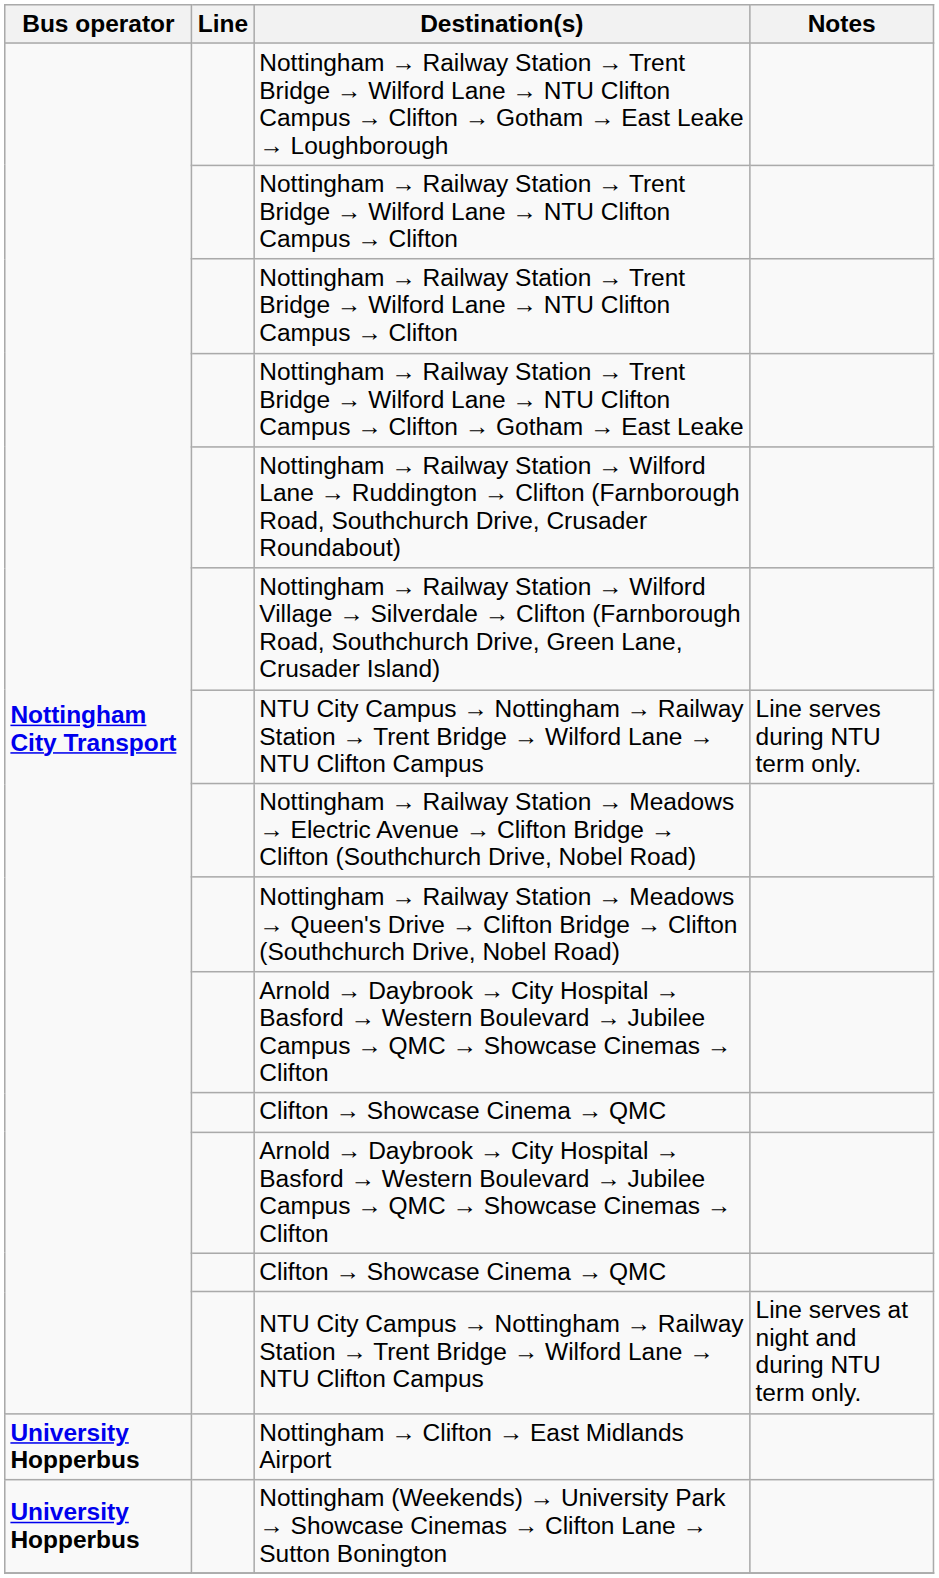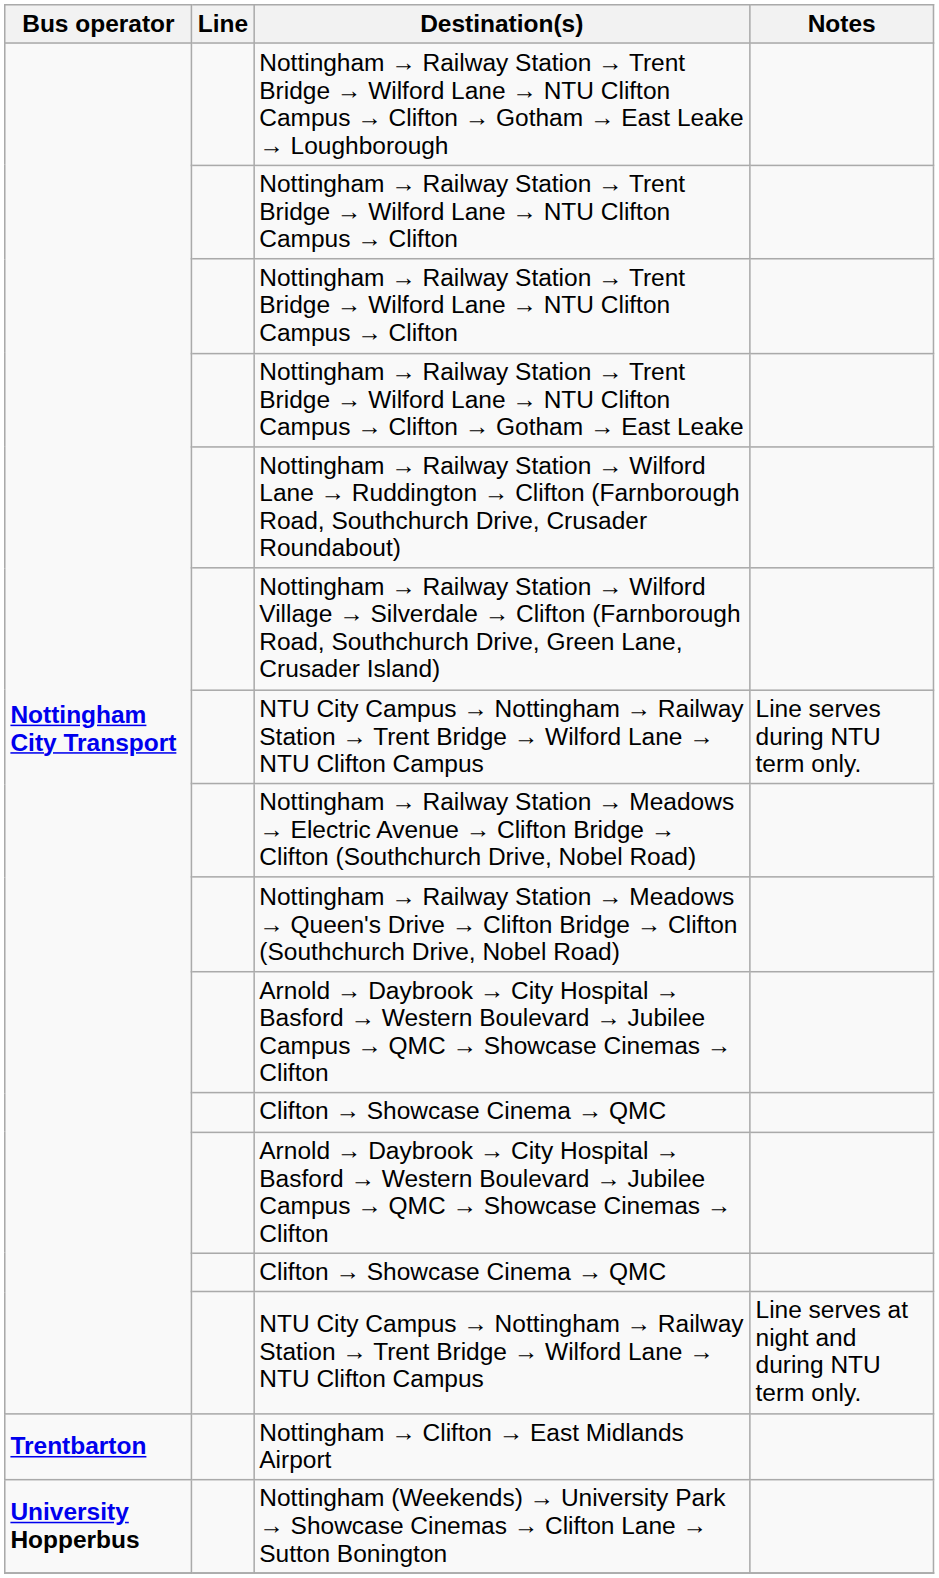(75, 1446) University Hopperbus -> (78, 1446) Trentbarton
